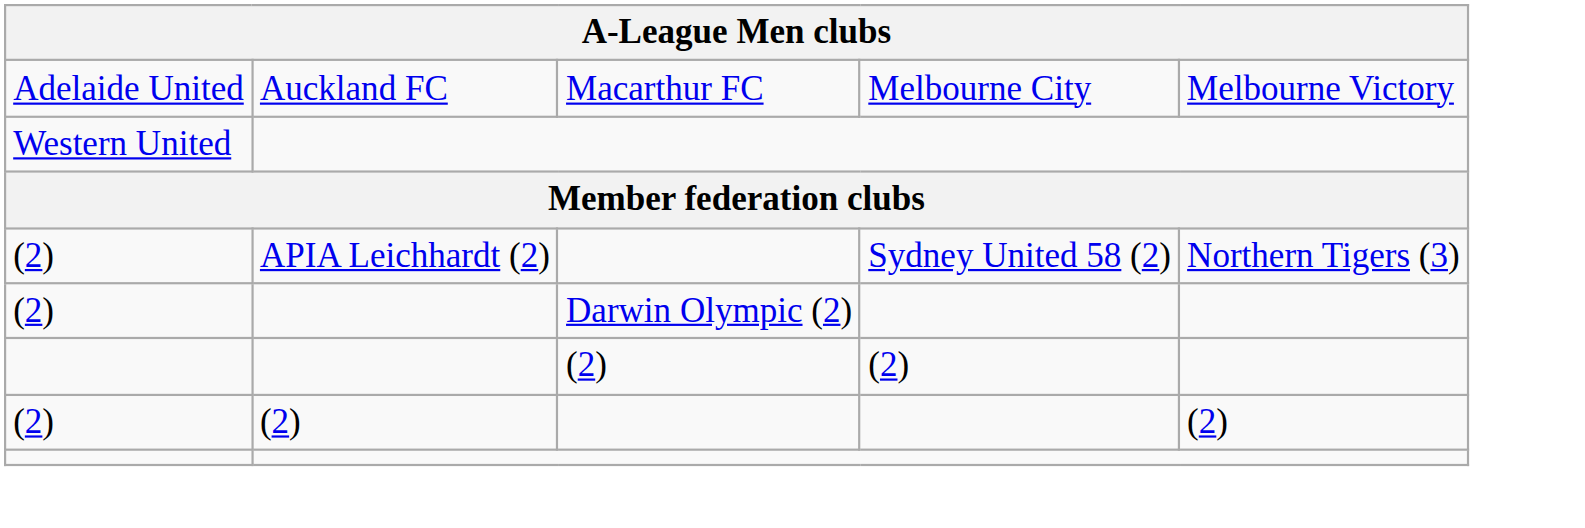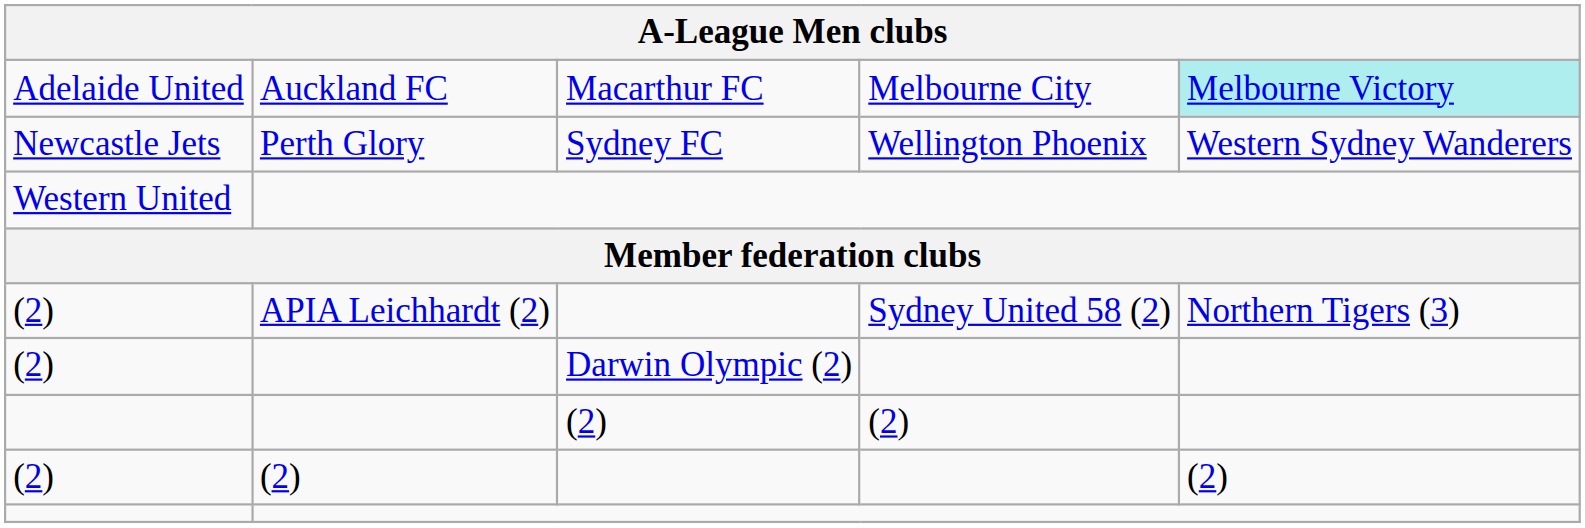(1321, 87) no background -> (1321, 87) paleturquoise background
+ row: (117, 143)
